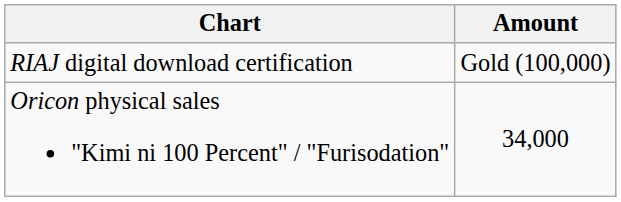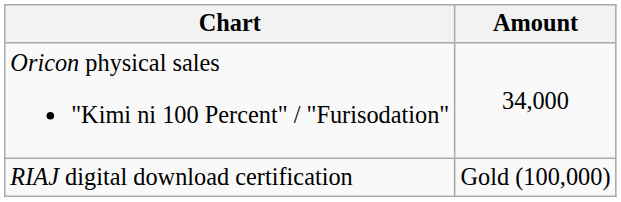rows swapped: (230, 127) <-> (182, 62)
